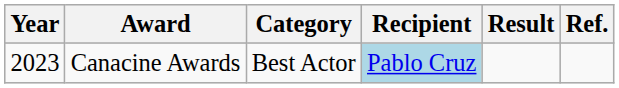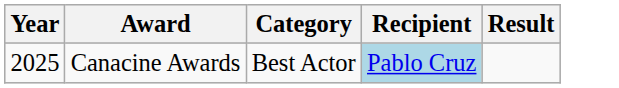- column: (587, 23)
(35, 62) 2023 -> (35, 62) 2025
